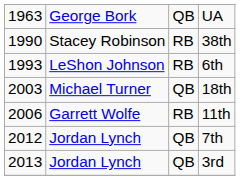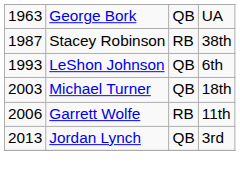(25, 41) 1990 -> (25, 41) 1987
(183, 65) RB -> (184, 65) QB
- row: (212, 138)
